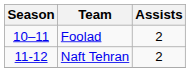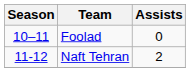(159, 36) 2 -> (159, 36) 0
